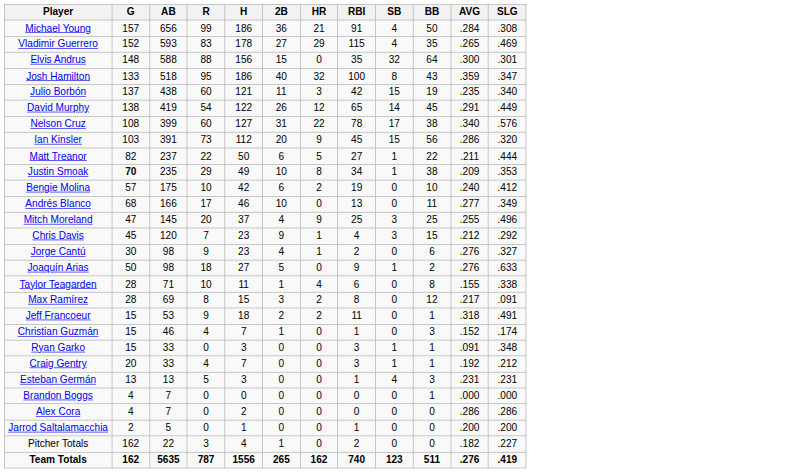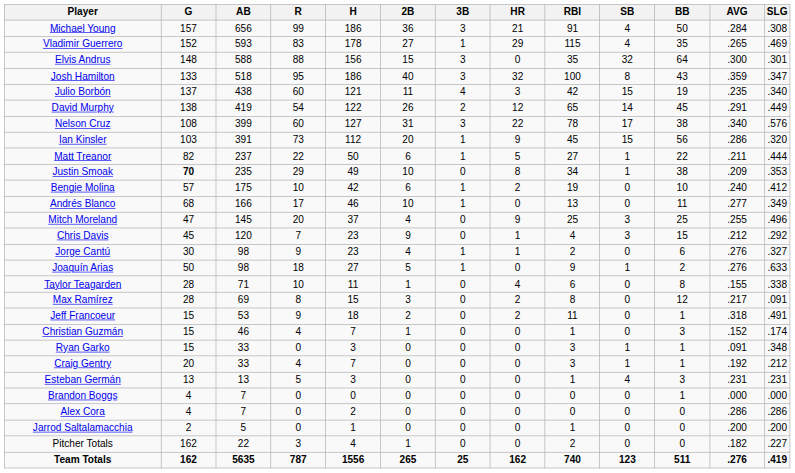+ column: (463, 12)
